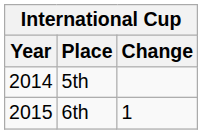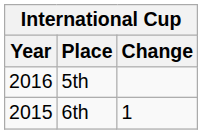(31, 81) 2014 -> (31, 81) 2016
